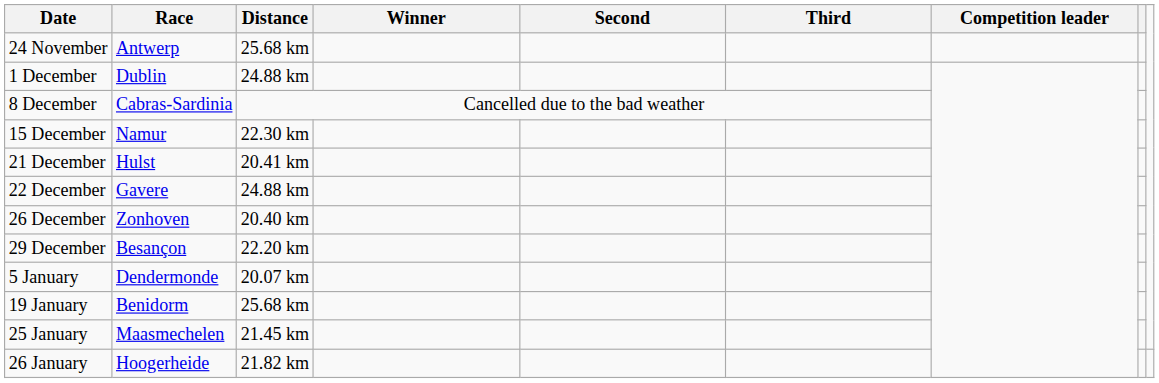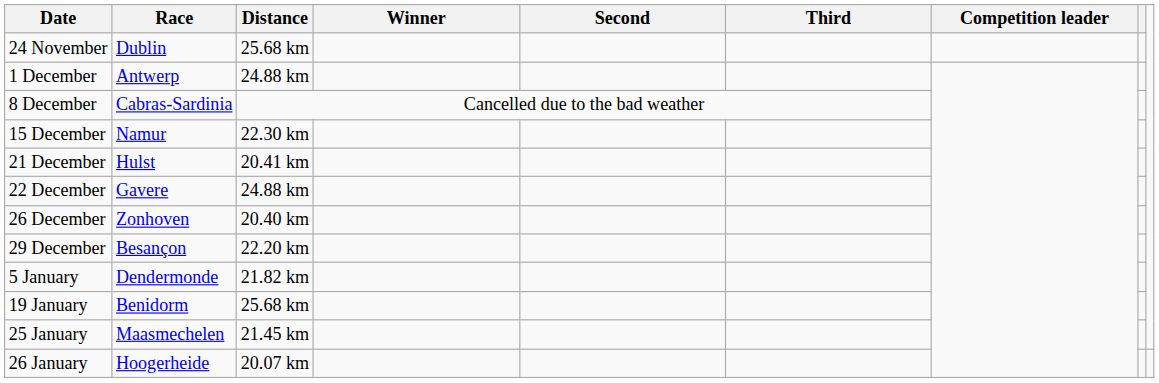(148, 47) Antwerp -> (141, 47) Dublin
(141, 76) Dublin -> (148, 76) Antwerp
(275, 276) 20.07 km -> (275, 276) 21.82 km
(275, 362) 21.82 km -> (275, 362) 20.07 km
